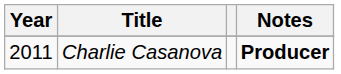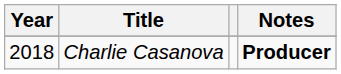(31, 52) 2011 -> (32, 52) 2018
